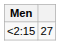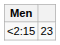(47, 31) 27 -> (47, 31) 23
